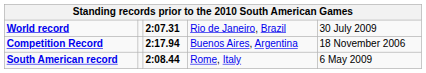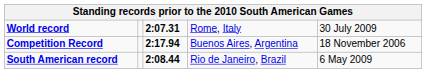(238, 28) Rio de Janeiro, Brazil -> (216, 28) Rome, Italy
(216, 60) Rome, Italy -> (238, 60) Rio de Janeiro, Brazil
